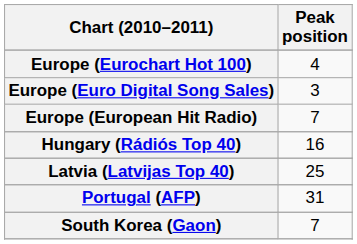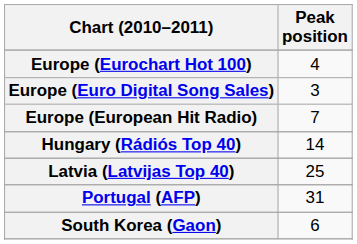(315, 144) 16 -> (315, 144) 14
(315, 225) 7 -> (315, 225) 6
